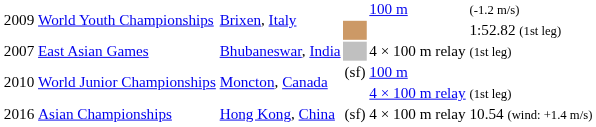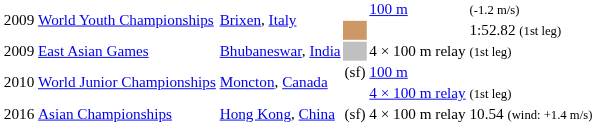(19, 51) 2007 -> (19, 51) 2009
